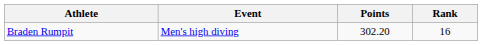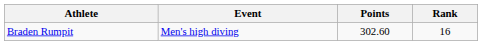(375, 31) 302.20 -> (375, 31) 302.60
